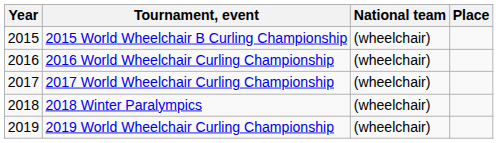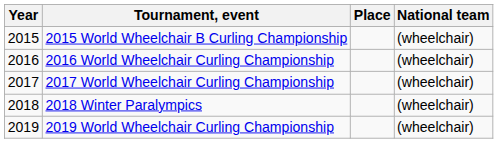columns swapped: (400, 15) <-> (471, 15)
